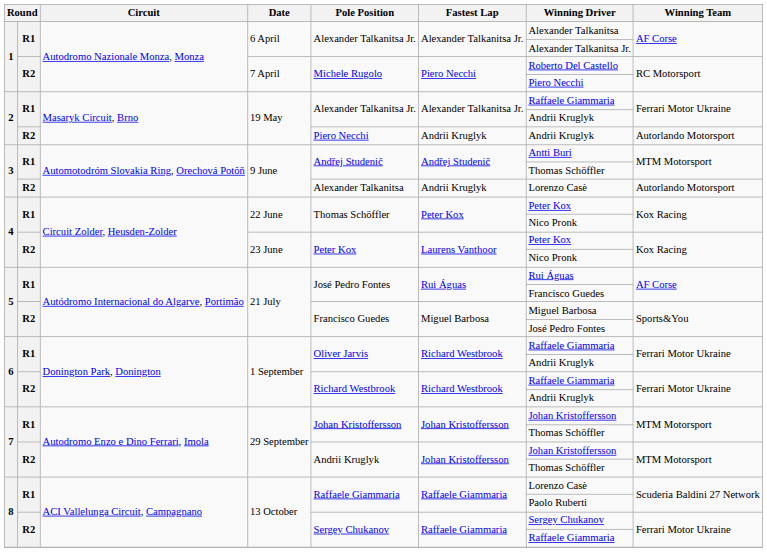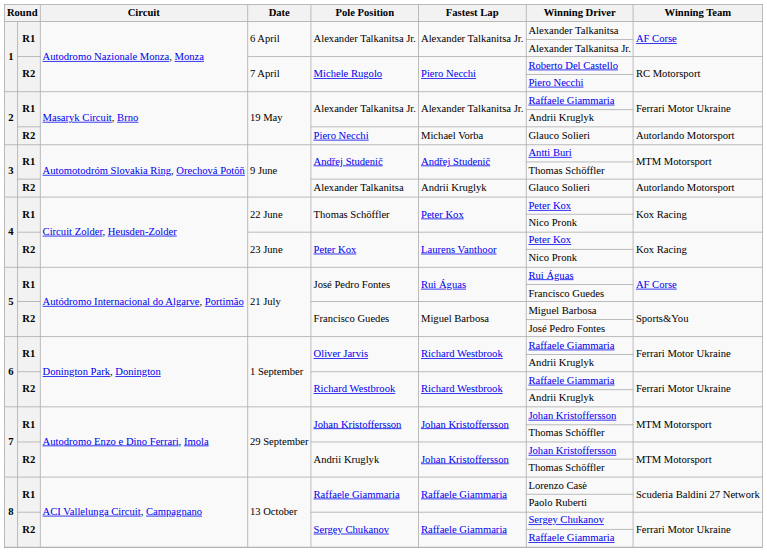(454, 135) Andrii Kruglyk -> (452, 135) Michael Vorba
(561, 135) Andrii Kruglyk -> (559, 135) Glauco Solieri
(558, 187) Lorenzo Casè -> (559, 187) Glauco Solieri
